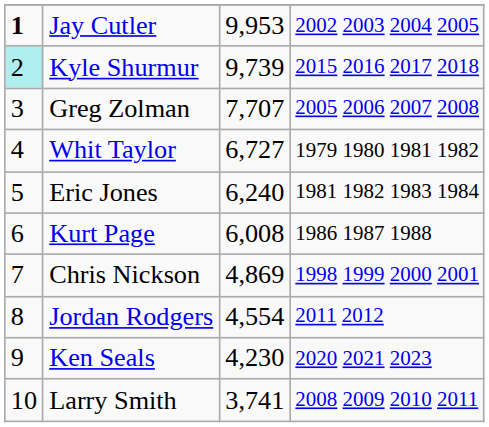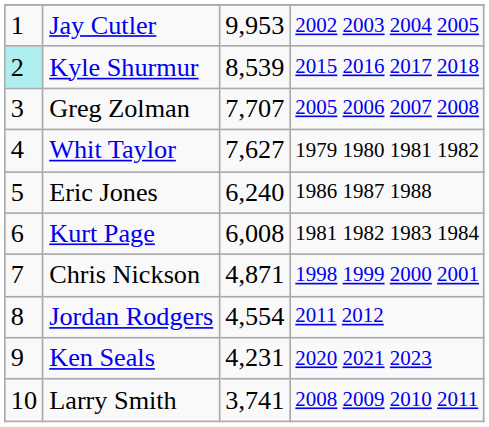(17, 25) bold -> (17, 25) normal
(255, 66) 9,739 -> (255, 66) 8,539
(255, 150) 6,727 -> (255, 150) 7,627
(387, 191) 1981 1982 1983 1984 -> (364, 191) 1986 1987 1988
(364, 233) 1986 1987 1988 -> (387, 233) 1981 1982 1983 1984
(255, 274) 4,869 -> (255, 274) 4,871
(255, 358) 4,230 -> (255, 358) 4,231
